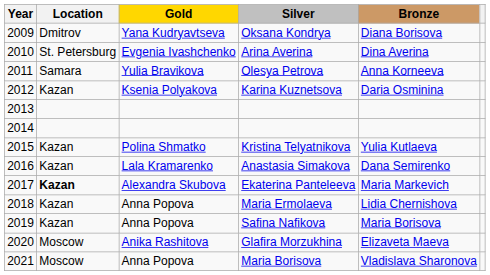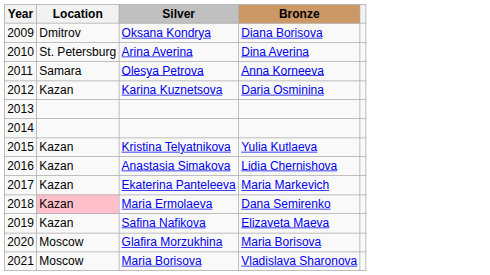- column: (179, 14)
(406, 166) Dana Semirenko -> (289, 166) Lidia Chernishova
(57, 185) bold -> (56, 185) normal
(56, 204) no background -> (56, 204) pink background
(409, 204) Lidia Chernishova -> (286, 204) Dana Semirenko
(401, 223) Maria Borisova -> (285, 223) Elizaveta Maeva
(405, 242) Elizaveta Maeva -> (281, 242) Maria Borisova
